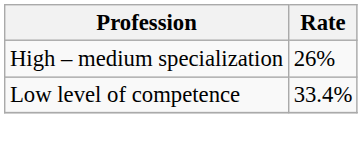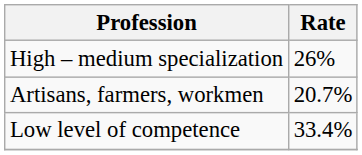+ row: (137, 94)
